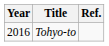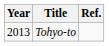(19, 31) 2016 -> (19, 31) 2013
